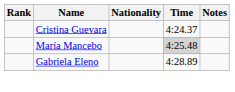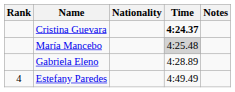(182, 29) normal -> (182, 29) bold
+ row: (71, 78)
